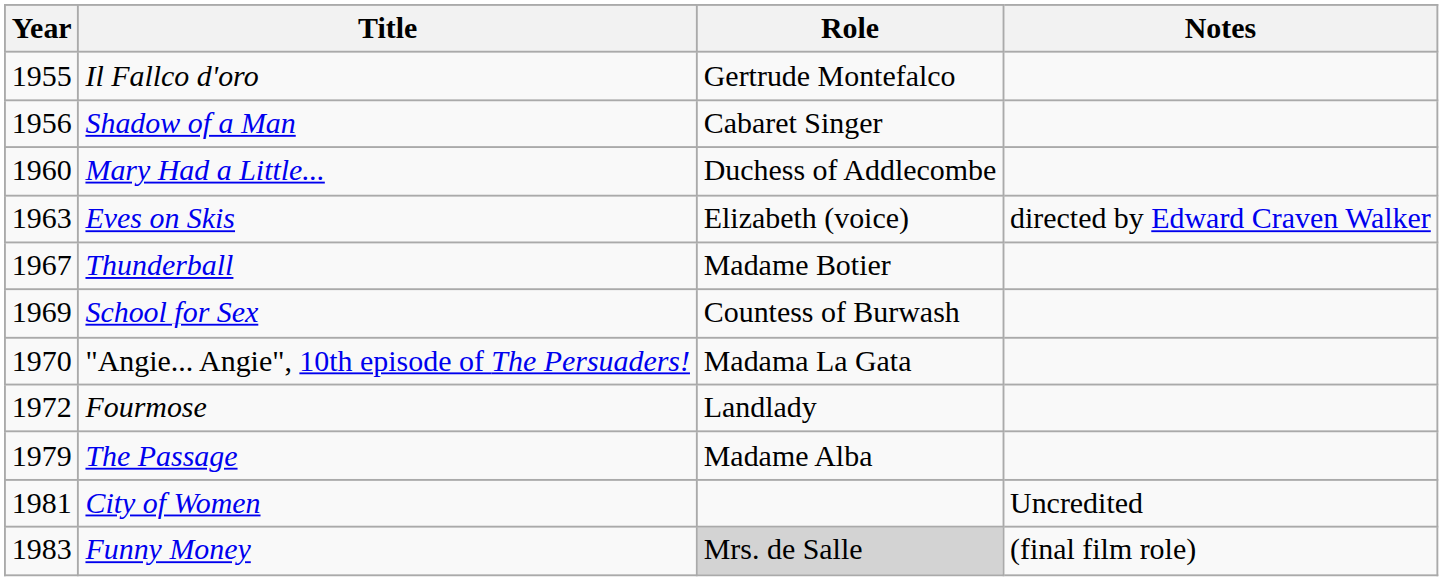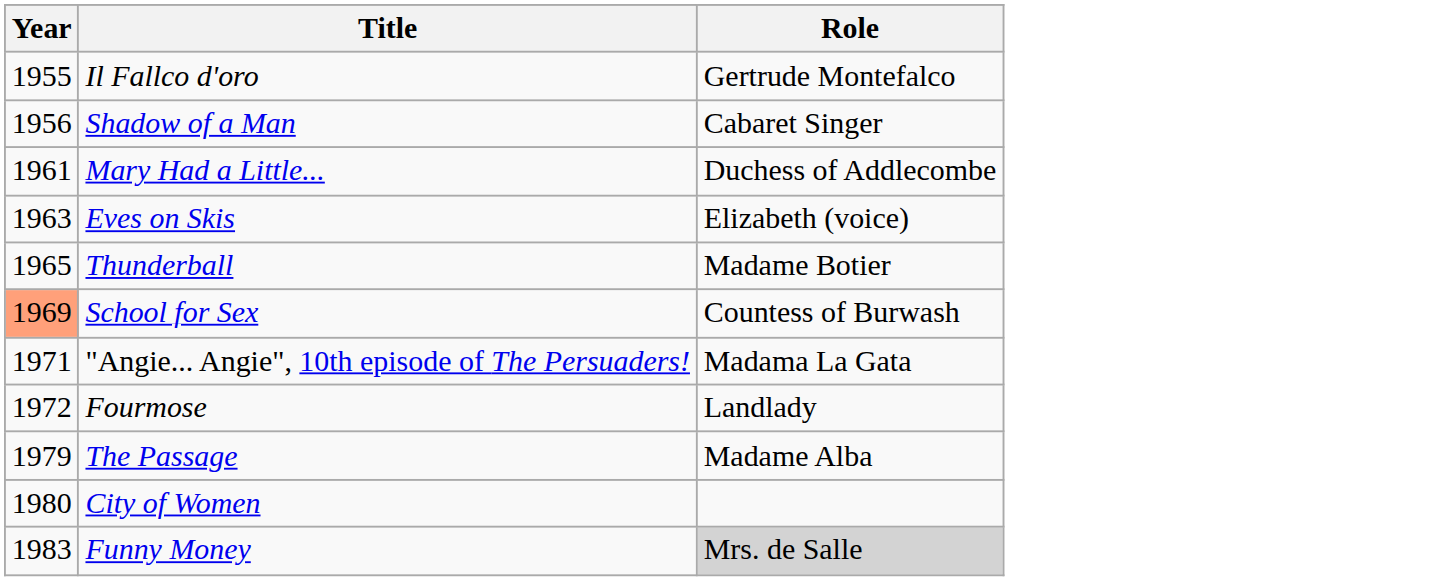- column: (1220, 28)
(42, 170) 1960 -> (42, 170) 1961
(42, 265) 1967 -> (42, 265) 1965
(42, 312) no background -> (42, 312) lightsalmon background
(42, 360) 1970 -> (42, 360) 1971
(42, 502) 1981 -> (42, 502) 1980
